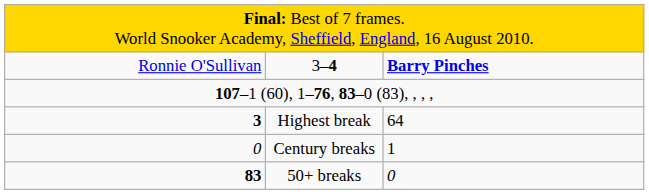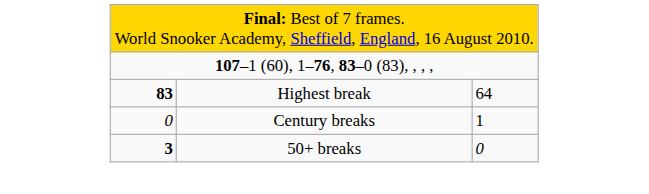- row: (324, 65)
(257, 120) 3 -> (165, 93) 83
(253, 176) 83 -> (169, 148) 3
